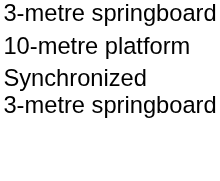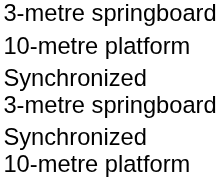+ row: (97, 151)
